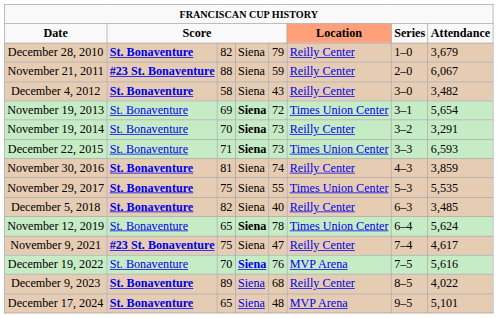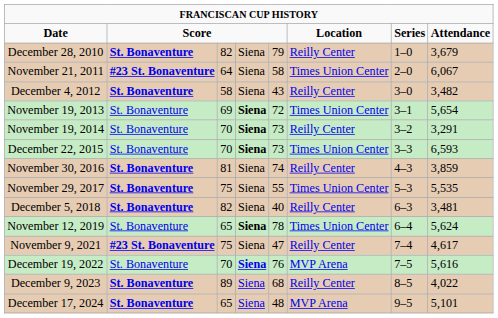(339, 33) lightsalmon background -> (339, 33) no background
(226, 71) 88 -> (226, 71) 64
(278, 71) 59 -> (278, 71) 58
(322, 71) Reilly Center -> (339, 71) Times Union Center
(226, 149) 71 -> (226, 149) 70
(444, 206) 3,485 -> (444, 206) 3,481
